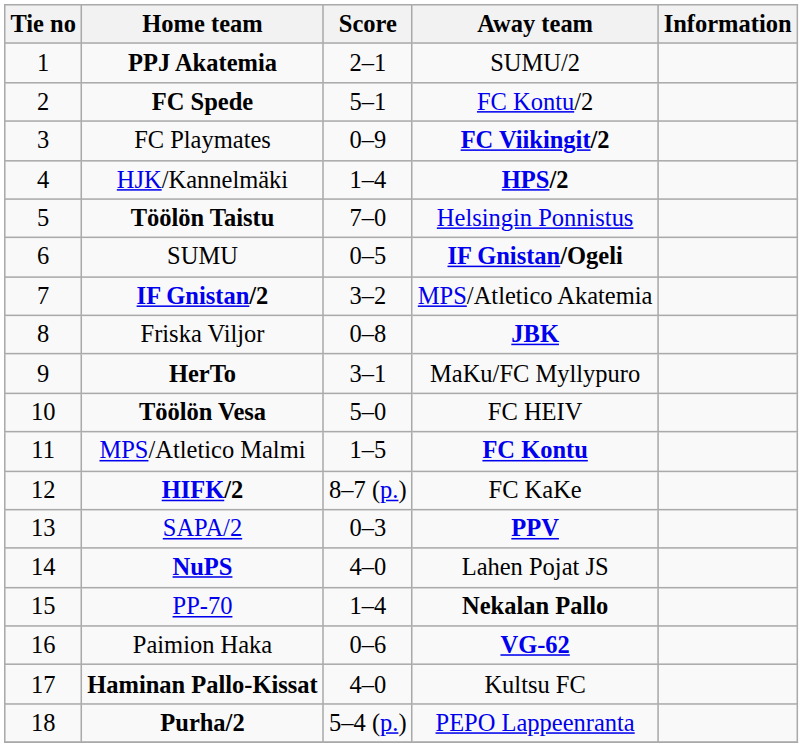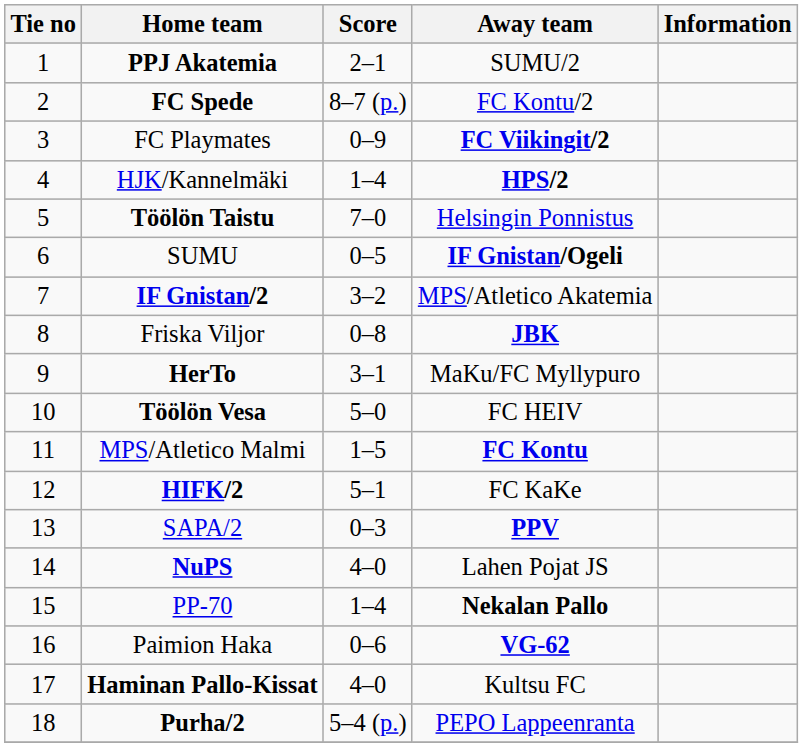(368, 101) 5–1 -> (368, 101) 8–7 (p.)
(368, 489) 8–7 (p.) -> (368, 489) 5–1
